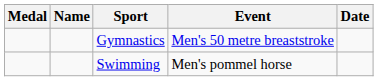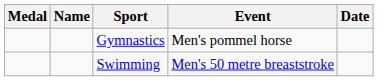(253, 40) Men's 50 metre breaststroke -> (232, 40) Men's pommel horse
(232, 64) Men's pommel horse -> (253, 64) Men's 50 metre breaststroke
